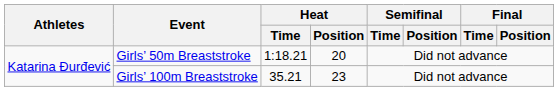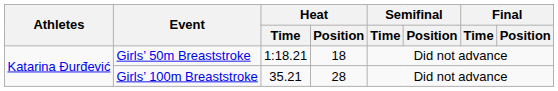(339, 56) 20 -> (339, 56) 18
(339, 77) 23 -> (339, 77) 28
